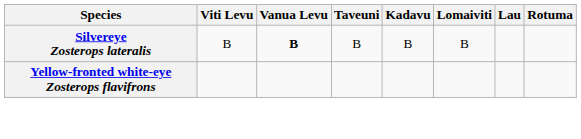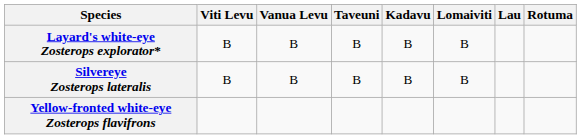+ row: (101, 43)
(294, 43) bold -> (294, 79) normal
